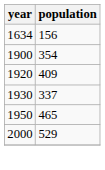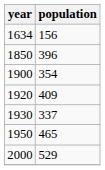+ row: (20, 54)
